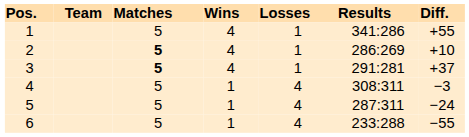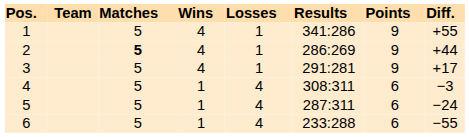+ column: (388, 13)
(442, 50) +10 -> (445, 50) +44
(158, 68) bold -> (138, 68) normal
(442, 68) +37 -> (445, 68) +17
